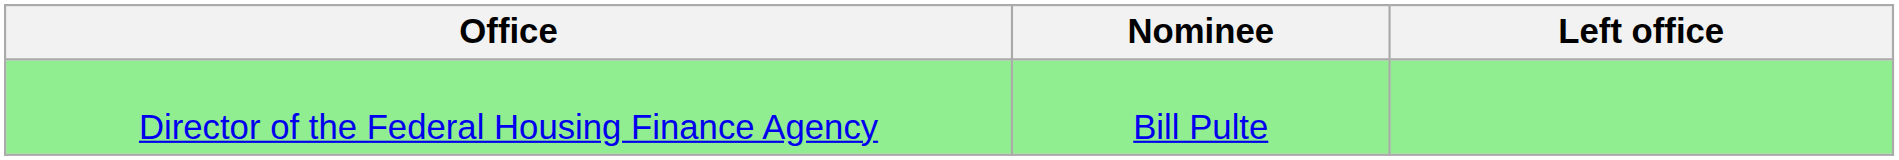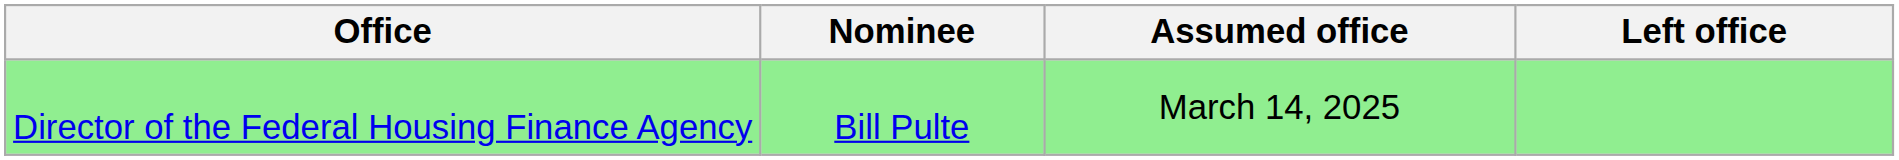+ column: (1279, 32)
